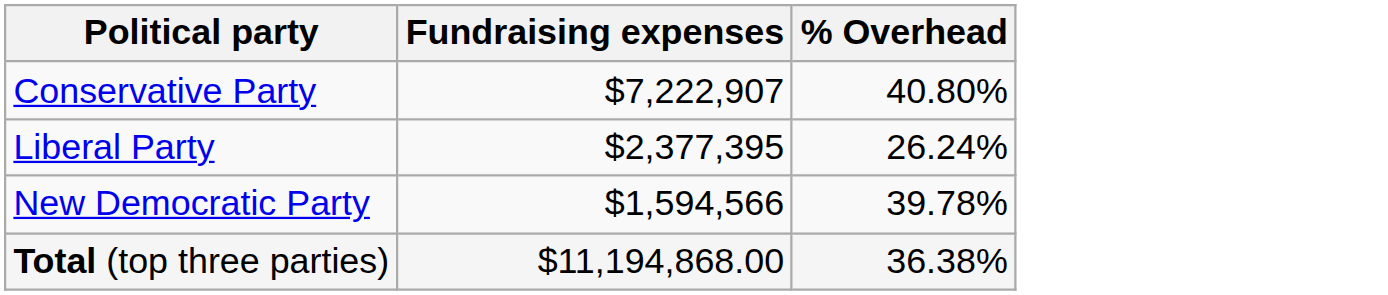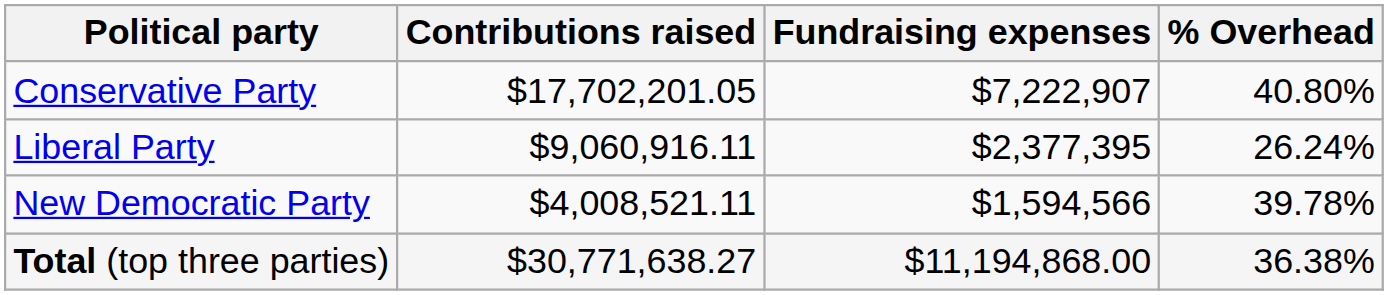+ column: (581, 32)
